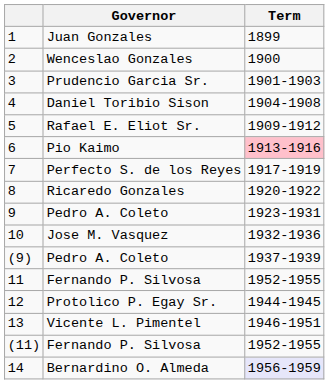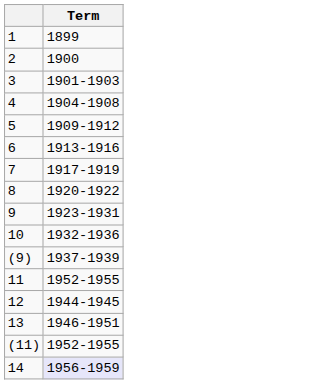- column: (144, 16)
(284, 148) pink background -> (83, 148) no background
